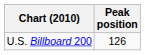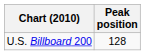(117, 41) 126 -> (117, 41) 128
